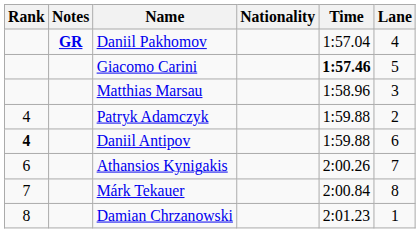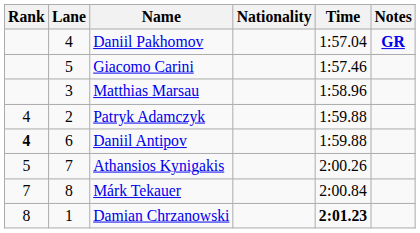columns swapped: (395, 16) <-> (71, 16)
(346, 66) bold -> (343, 66) normal
(26, 166) 6 -> (26, 166) 5
(346, 215) normal -> (343, 215) bold
